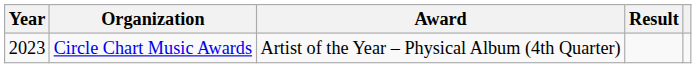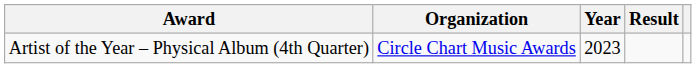columns swapped: (27, 18) <-> (441, 18)
